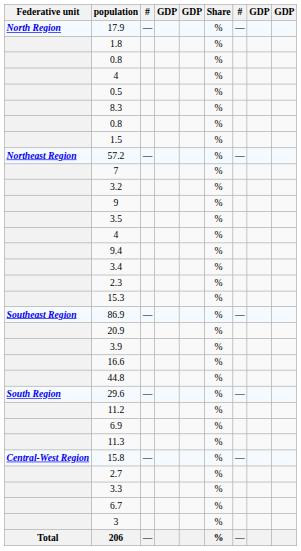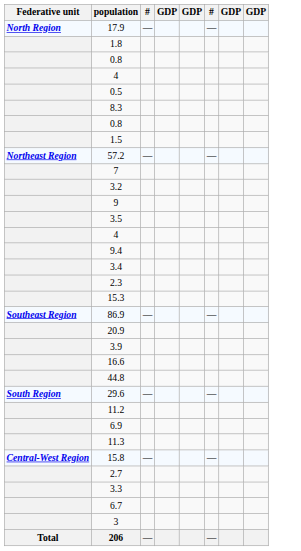- column: (219, 12)
